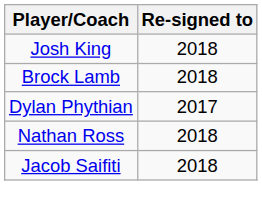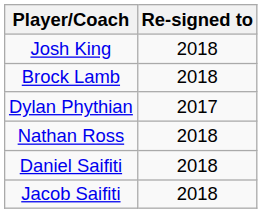+ row: (71, 165)
